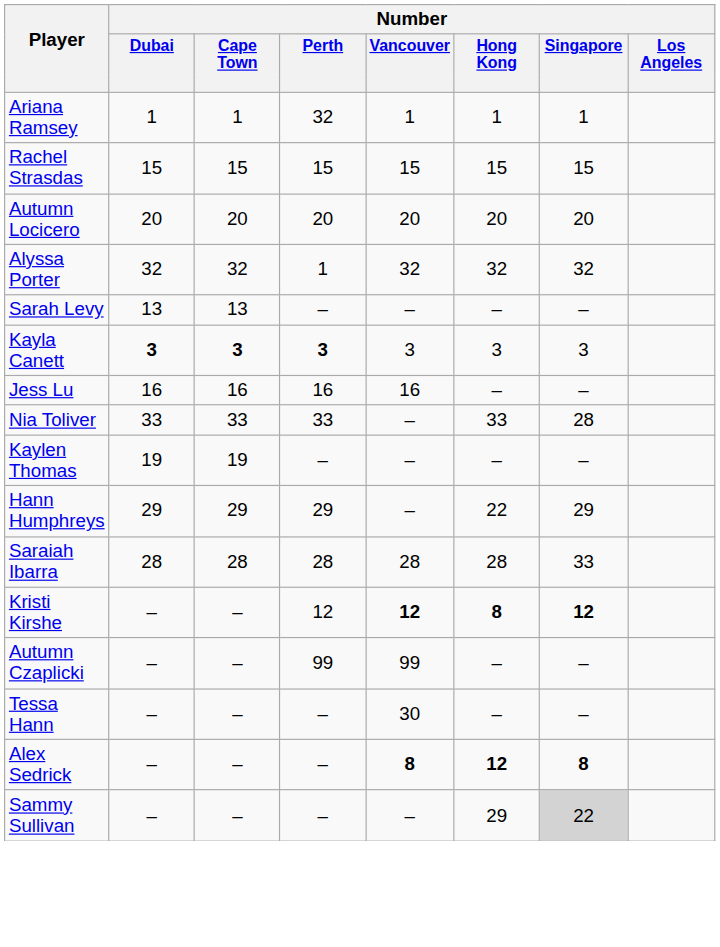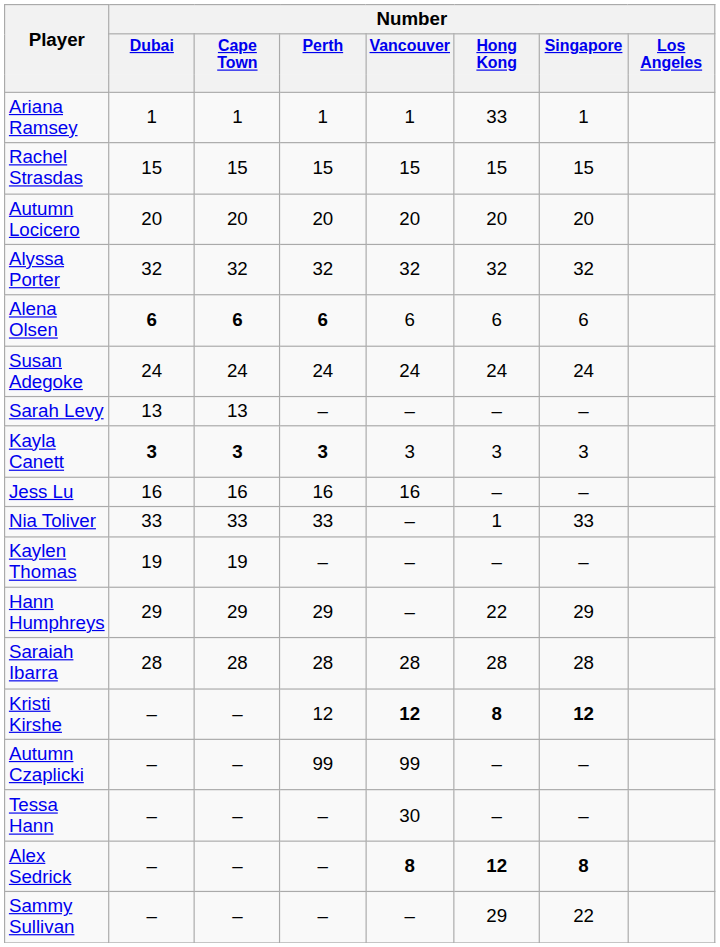(323, 117) 32 -> (323, 117) 1
(497, 117) 1 -> (497, 117) 33
(323, 269) 1 -> (323, 269) 32
+ row: (33, 320)
+ row: (46, 371)
(497, 419) 33 -> (497, 521) 1
(584, 419) 28 -> (584, 521) 33
(584, 561) 33 -> (584, 663) 28
(584, 815) lightgrey background -> (584, 916) no background
